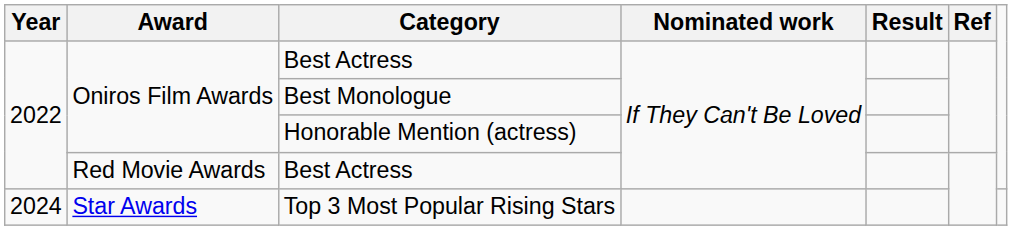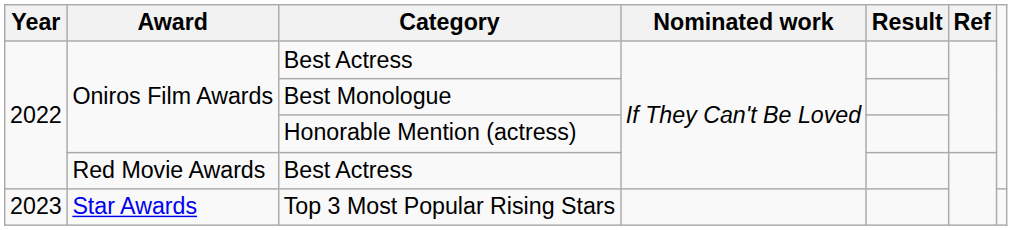(36, 206) 2024 -> (36, 206) 2023
